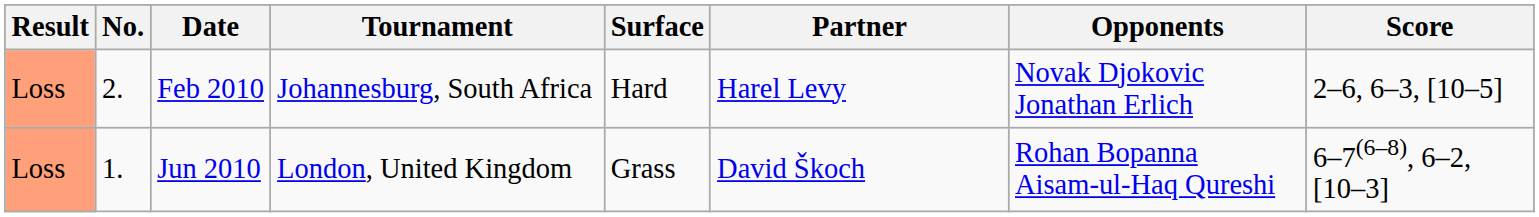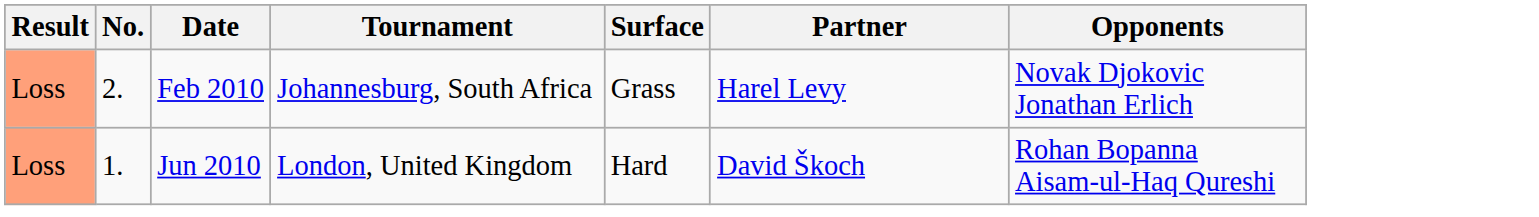- column: (1420, 27)
(639, 88) Hard -> (643, 88) Grass
(643, 169) Grass -> (639, 165) Hard
